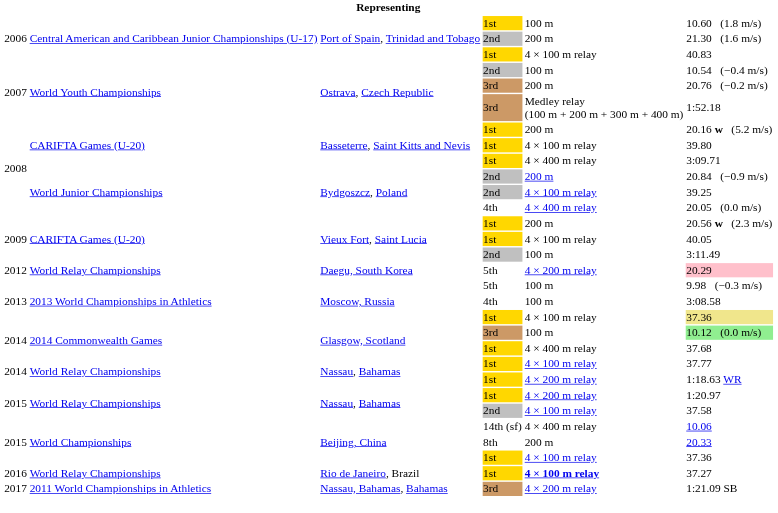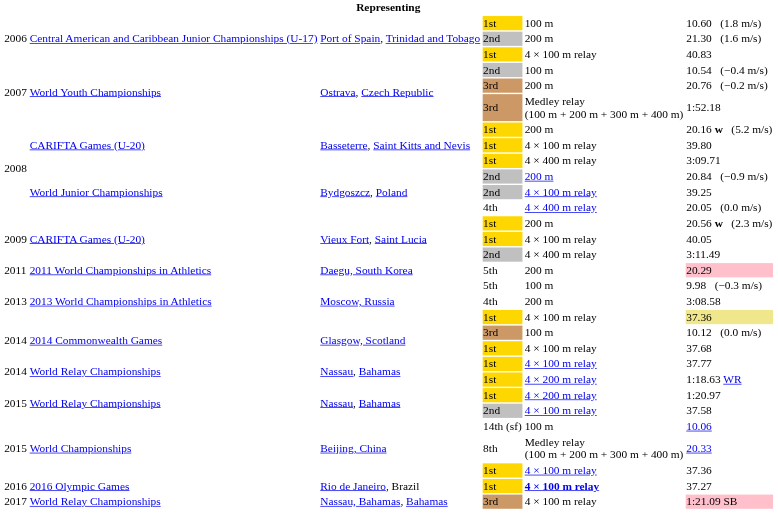(539, 254) 100 m -> (561, 254) 4 × 400 m relay
(15, 270) 2012 -> (15, 270) 2011
(95, 270) World Relay Championships -> (120, 270) 2011 World Championships in Athletics
(561, 270) 4 × 200 m relay -> (539, 270) 200 m
(539, 301) 100 m -> (539, 301) 200 m
(724, 332) lightgreen background -> (724, 332) no background
(561, 348) 4 × 400 m relay -> (561, 348) 4 × 100 m relay
(561, 426) 4 × 400 m relay -> (539, 426) 100 m
(539, 442) 200 m -> (604, 448) Medley relay (100 m + 200 m + 300 m + 400 m)
(95, 473) World Relay Championships -> (80, 486) 2016 Olympic Games
(120, 489) 2011 World Championships in Athletics -> (95, 501) World Relay Championships
(561, 489) 4 × 200 m relay -> (561, 501) 4 × 100 m relay
(712, 489) no background -> (712, 501) pink background
